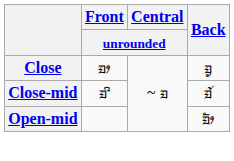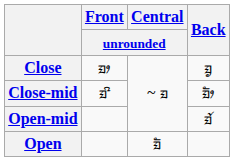(208, 93) ᤀᤨ -> (208, 93) ᤀᤥ
(208, 118) ᤀᤥ -> (208, 118) ᤀᤨ
+ row: (43, 144)
